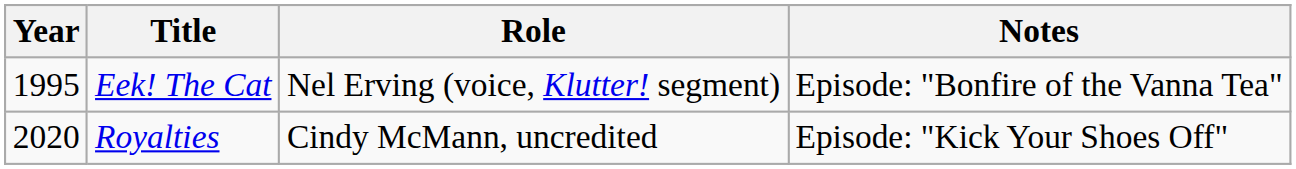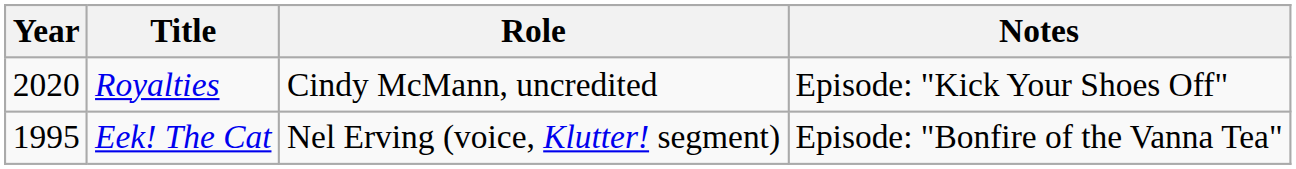rows swapped: (183, 84) <-> (157, 137)
